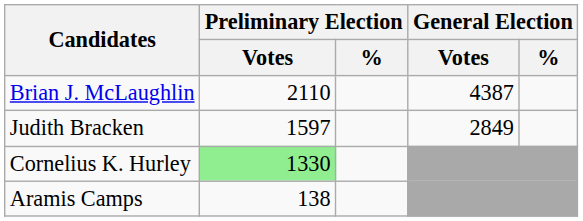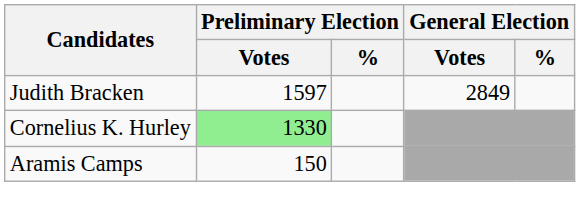- row: (102, 92)
(314, 198) 138 -> (310, 163) 150
